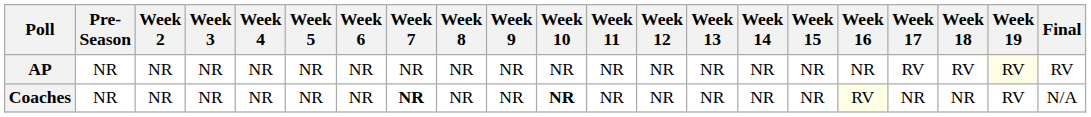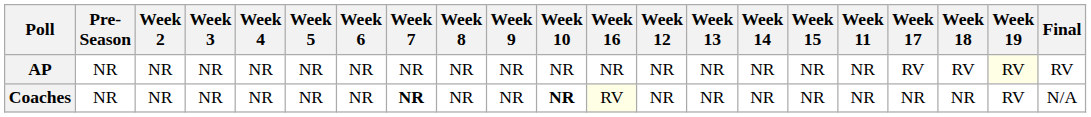columns swapped: (612, 29) <-> (863, 29)
